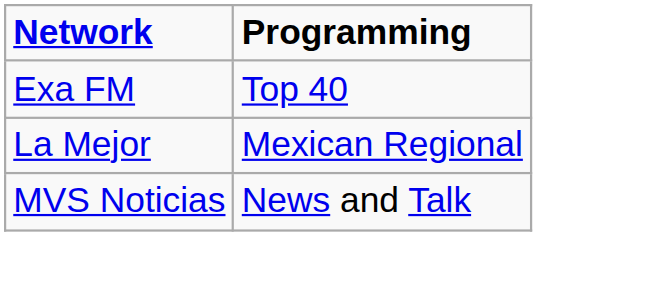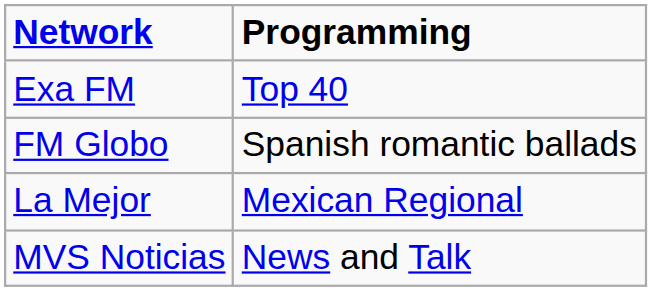+ row: (91, 144)
